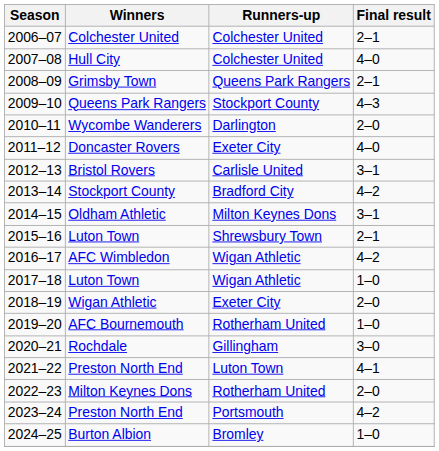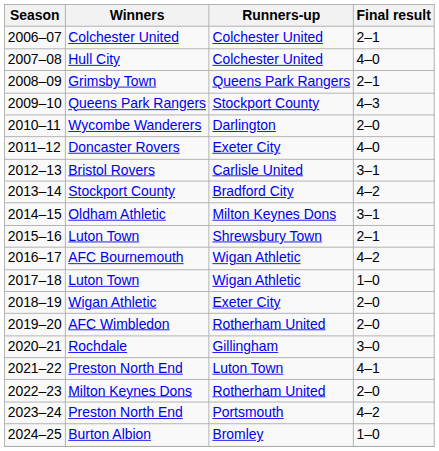(119, 258) AFC Wimbledon -> (126, 258) AFC Bournemouth
(126, 324) AFC Bournemouth -> (119, 324) AFC Wimbledon
(368, 324) 1–0 -> (368, 324) 2–0
